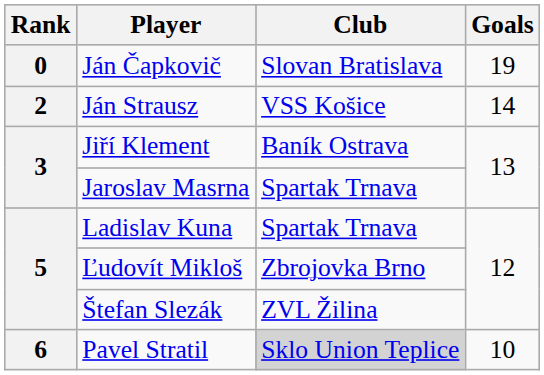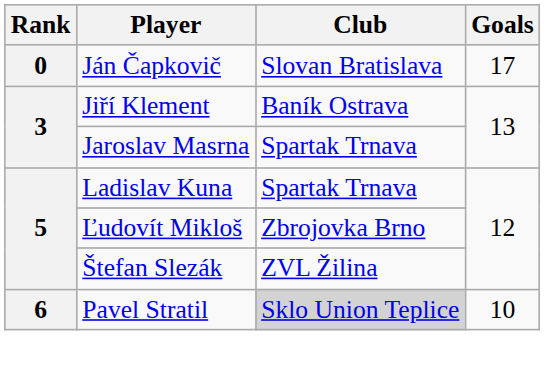(503, 65) 19 -> (503, 65) 17
- row: (140, 106)
